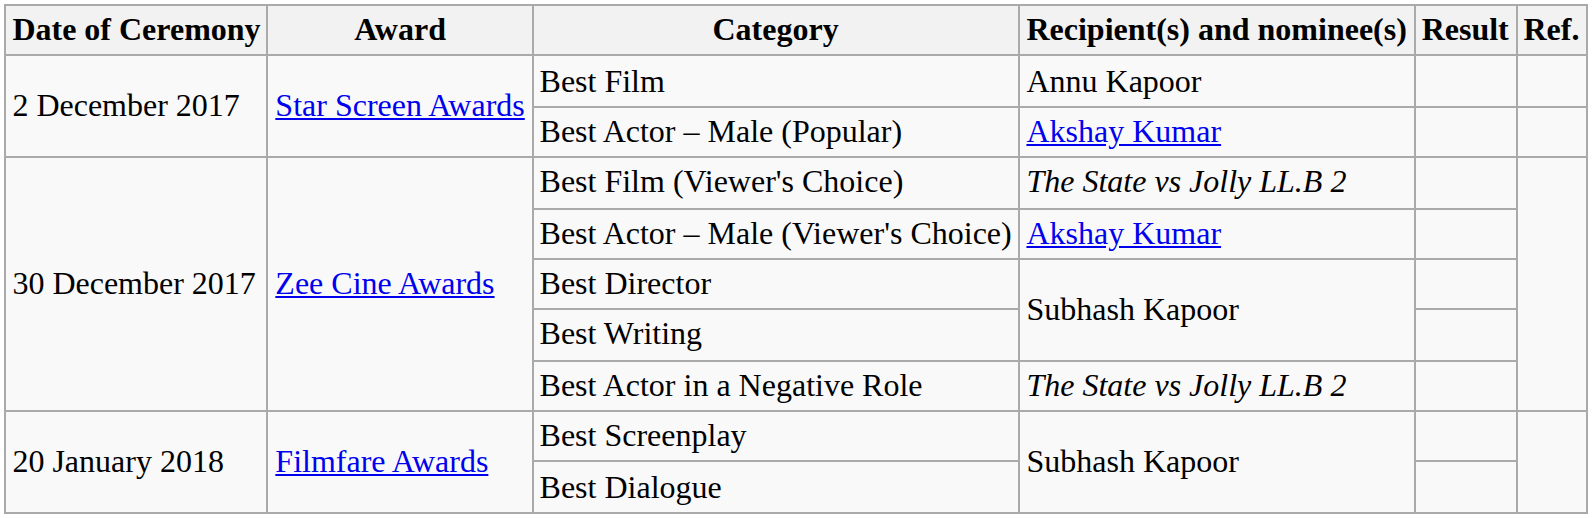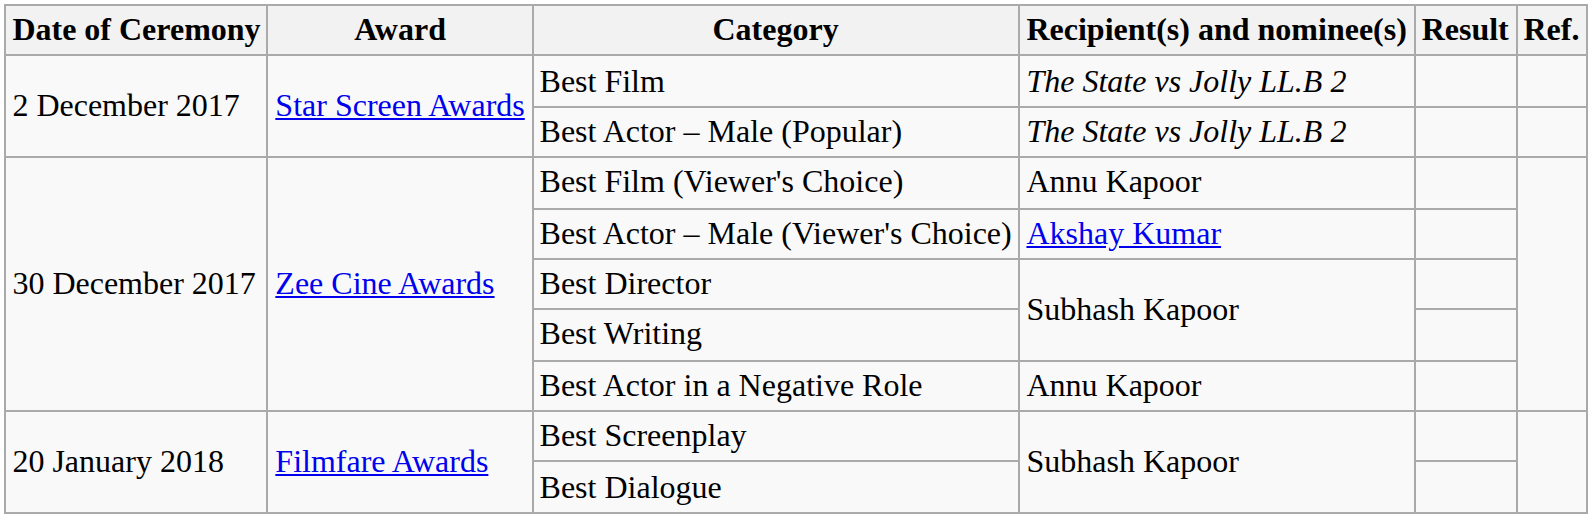(1114, 80) Annu Kapoor -> (1186, 80) The State vs Jolly LL.B 2
(1124, 131) Akshay Kumar -> (1186, 131) The State vs Jolly LL.B 2
(1186, 182) The State vs Jolly LL.B 2 -> (1114, 182) Annu Kapoor
(1186, 385) The State vs Jolly LL.B 2 -> (1114, 385) Annu Kapoor
